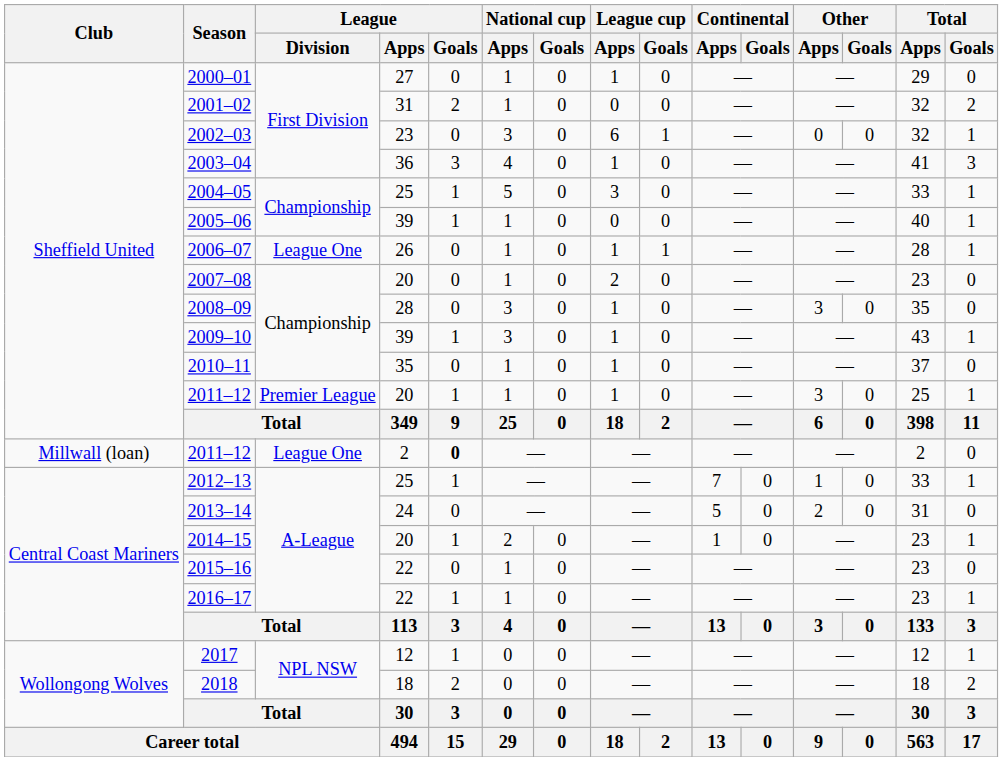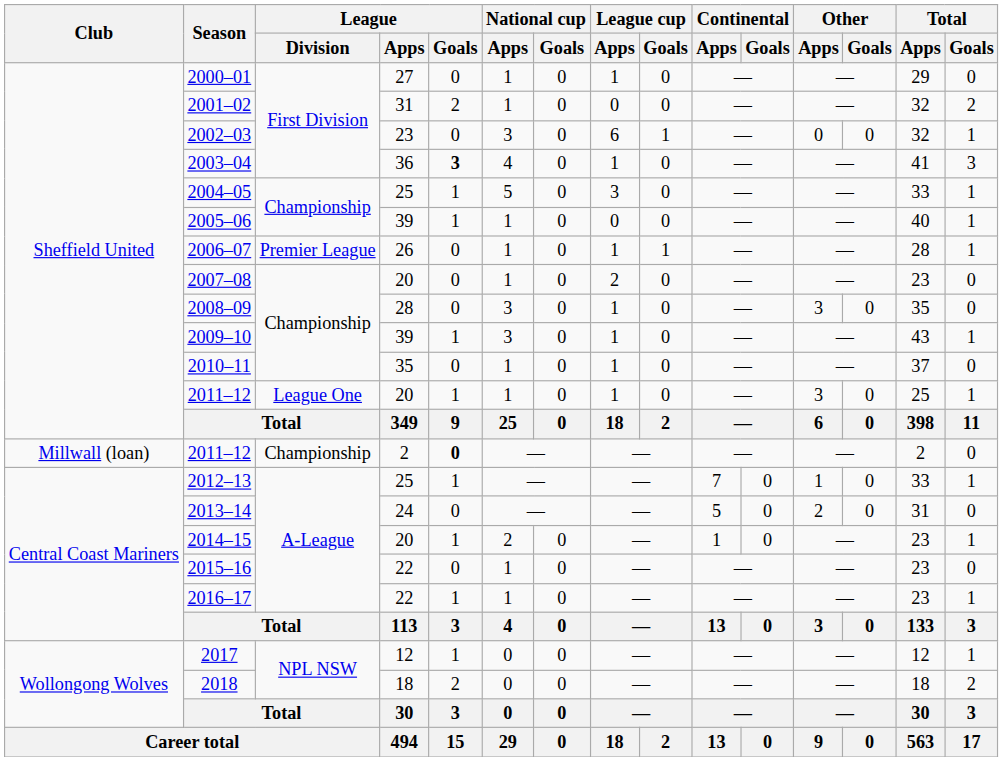(455, 163) normal -> (455, 163) bold
(318, 250) League One -> (318, 250) Premier League
(318, 395) Premier League -> (318, 395) League One
(318, 452) League One -> (318, 452) Championship
